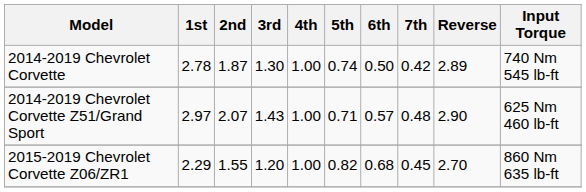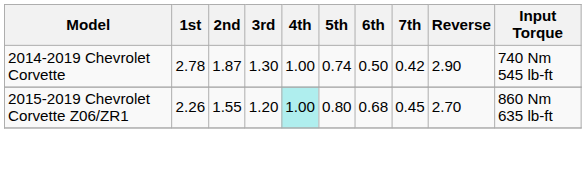(452, 66) 2.89 -> (447, 66) 2.90
- row: (79, 116)
(196, 165) 2.29 -> (190, 107) 2.26
(306, 165) no background -> (300, 107) paleturquoise background
(343, 165) 0.82 -> (337, 107) 0.80
